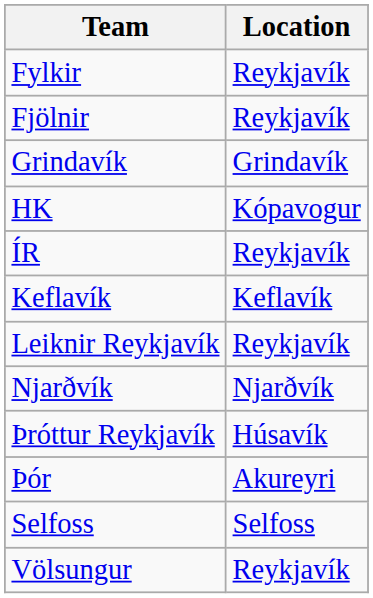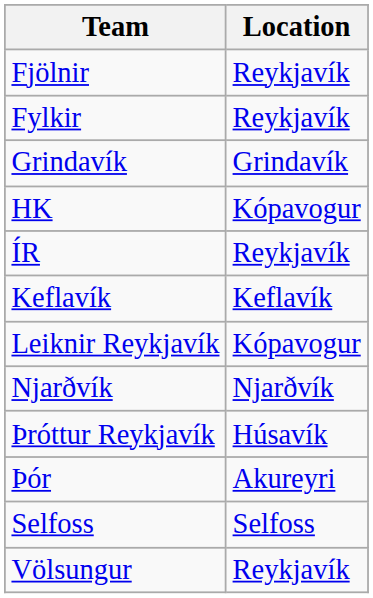rows swapped: (50, 117) <-> (46, 72)
(291, 343) Reykjavík -> (297, 343) Kópavogur
